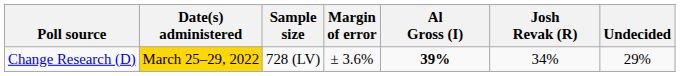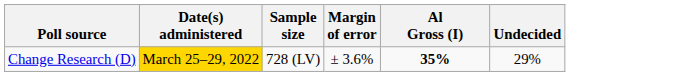- column: (545, 25)
(435, 59) 39% -> (435, 59) 35%
